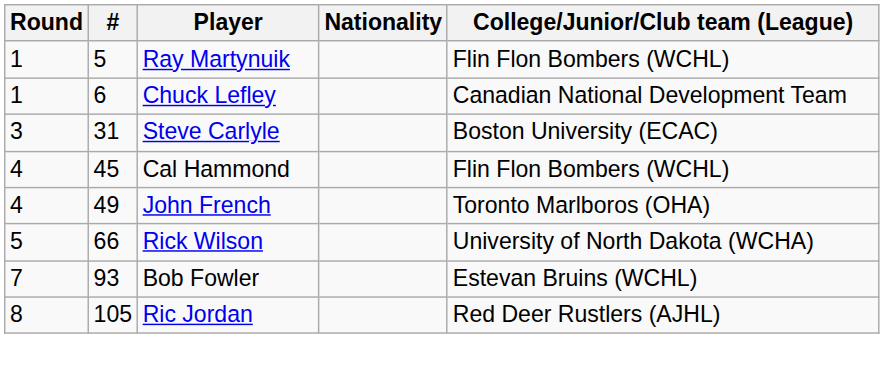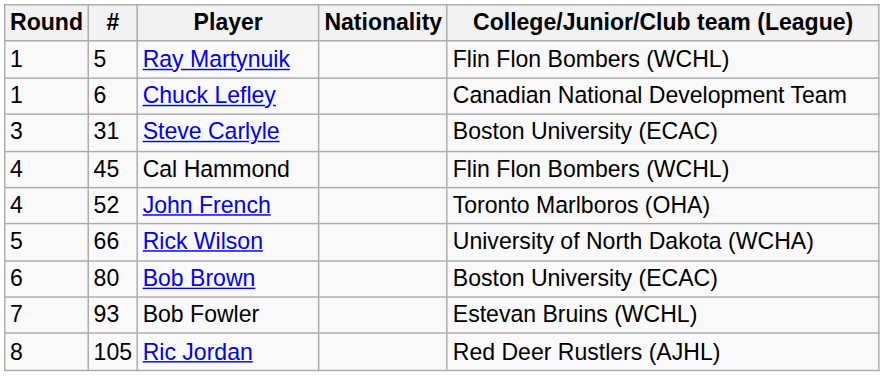(106, 205) 49 -> (106, 205) 52
+ row: (199, 278)
